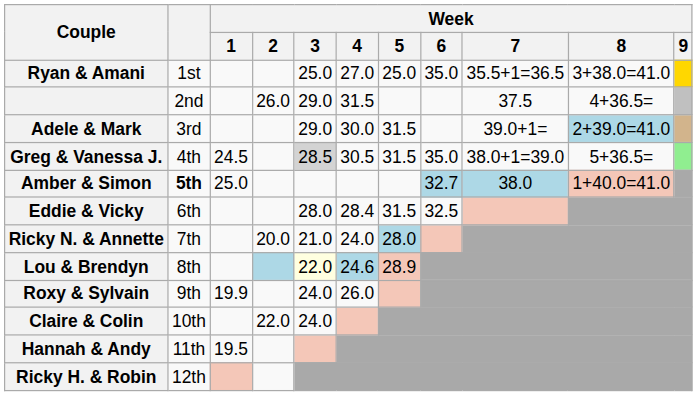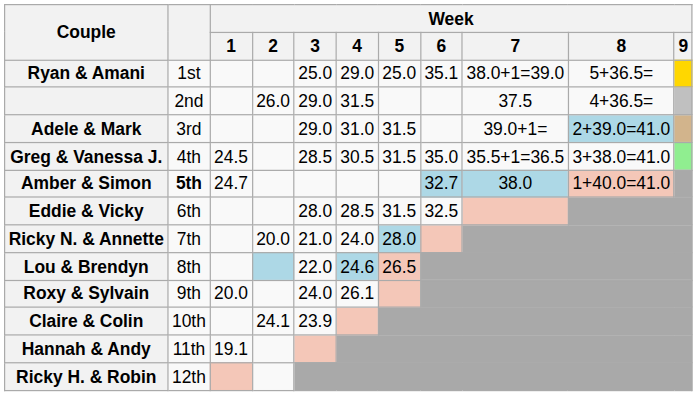(357, 74) 27.0 -> (357, 74) 29.0
(441, 74) 35.0 -> (441, 74) 35.1
(515, 74) 35.5+1=36.5 -> (515, 74) 38.0+1=39.0
(621, 74) 3+38.0=41.0 -> (621, 74) 5+36.5=
(357, 129) 30.0 -> (357, 129) 31.0
(315, 156) lightgrey background -> (315, 156) no background
(515, 156) 38.0+1=39.0 -> (515, 156) 35.5+1=36.5
(621, 156) 5+36.5= -> (621, 156) 3+38.0=41.0
(231, 184) 25.0 -> (231, 184) 24.7
(357, 211) 28.4 -> (357, 211) 28.5
(315, 267) lightyellow background -> (315, 267) no background
(399, 267) 28.9 -> (399, 267) 26.5
(231, 294) 19.9 -> (231, 294) 20.0
(357, 294) 26.0 -> (357, 294) 26.1
(273, 322) 22.0 -> (273, 322) 24.1
(315, 322) 24.0 -> (315, 322) 23.9
(231, 349) 19.5 -> (231, 349) 19.1
